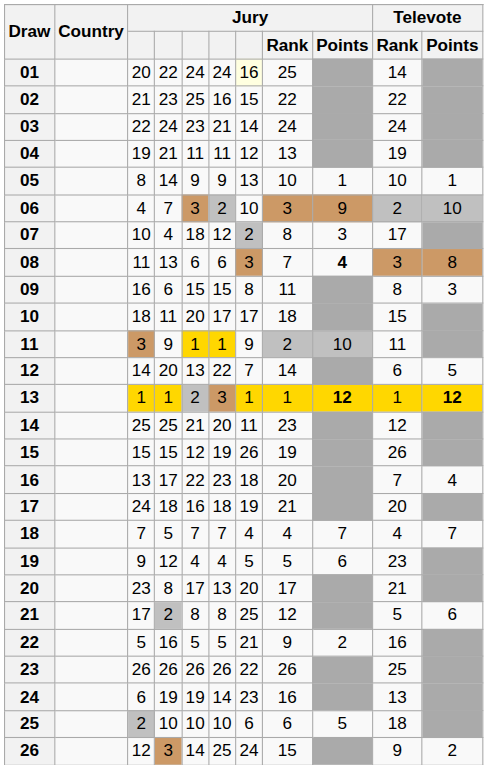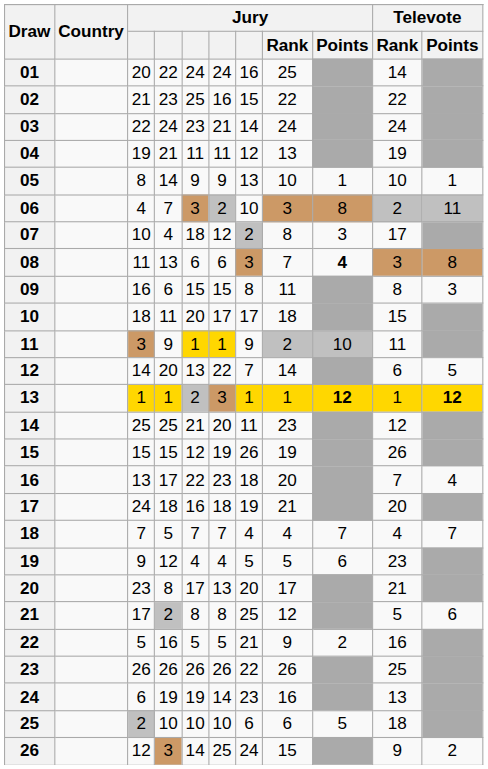(249, 72) lightyellow background -> (249, 72) no background
(342, 208) 9 -> (342, 208) 8
(452, 208) 10 -> (452, 208) 11
